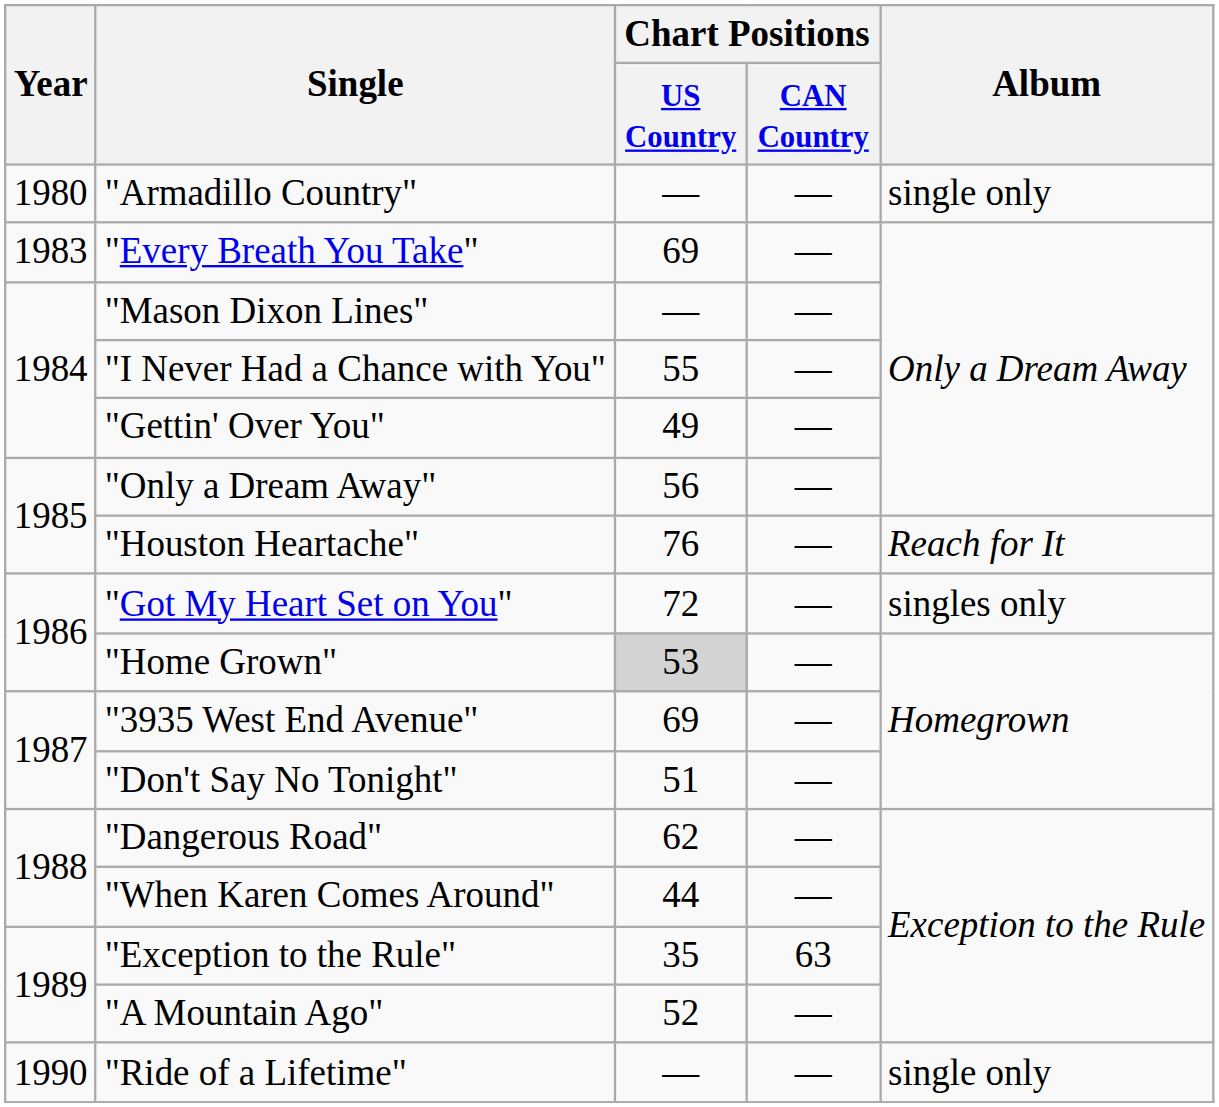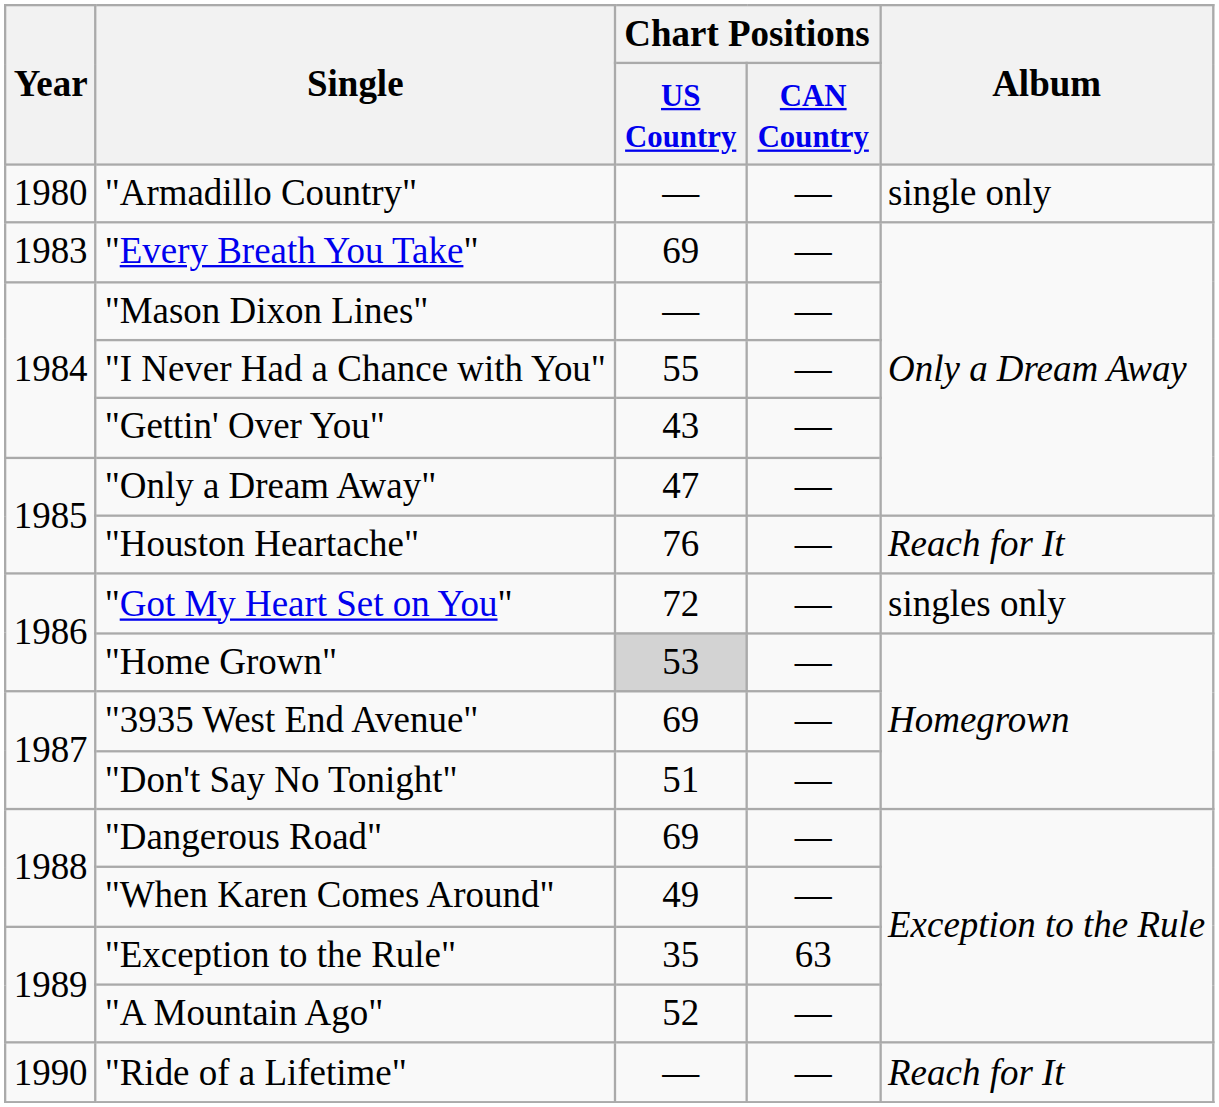(681, 427) 49 -> (681, 427) 43
(681, 485) 56 -> (681, 485) 47
(681, 837) 62 -> (681, 837) 69
(681, 896) 44 -> (681, 896) 49
(970, 1071) single only -> (976, 1071) Reach for It
